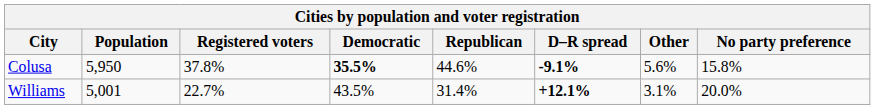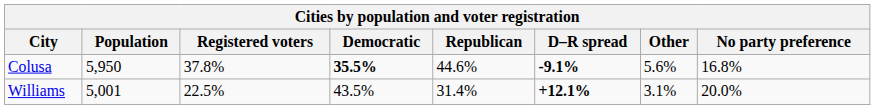(721, 66) 15.8% -> (721, 66) 16.8%
(204, 91) 22.7% -> (204, 91) 22.5%
